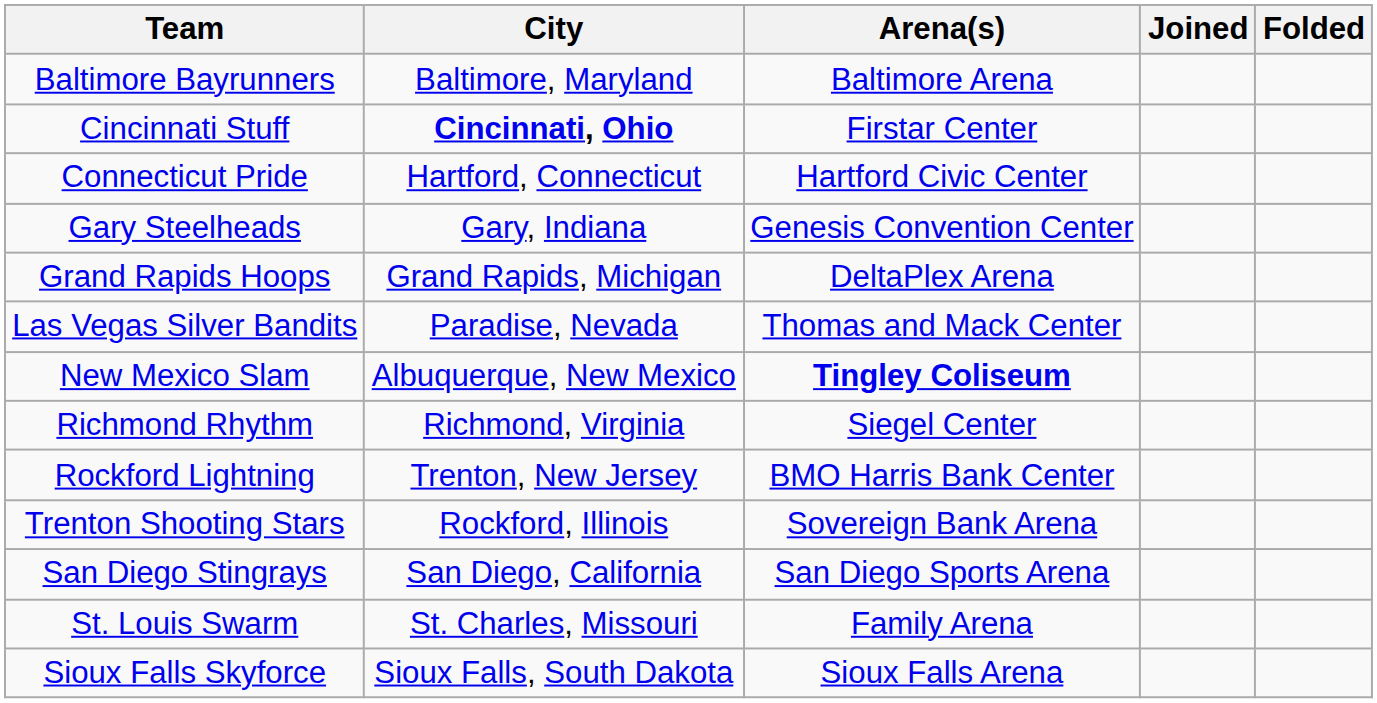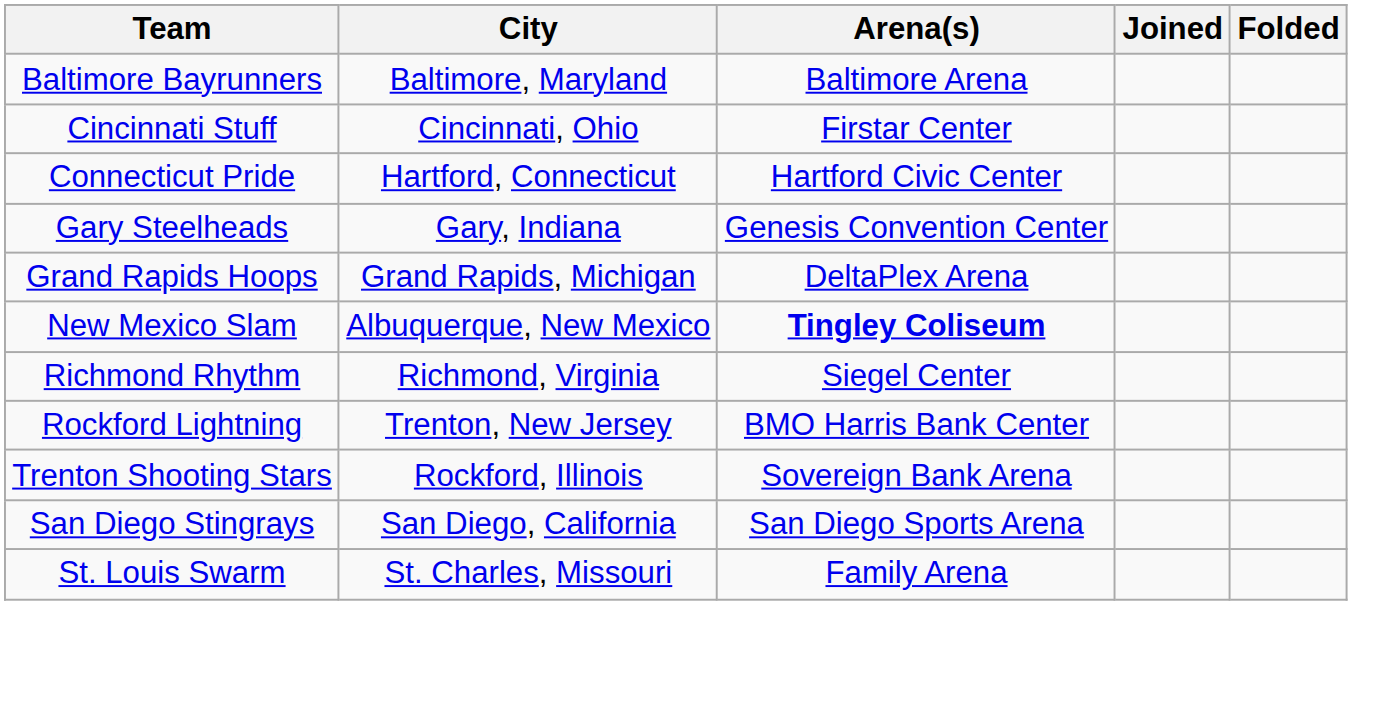(554, 128) bold -> (528, 128) normal
- row: (185, 326)
- row: (185, 672)
